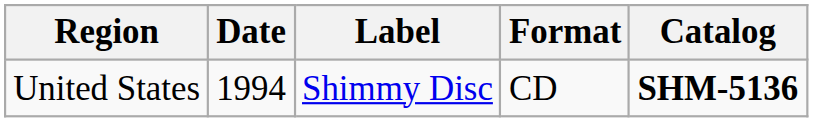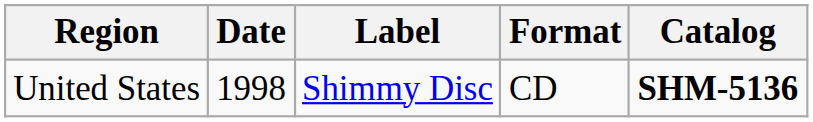(251, 87) 1994 -> (251, 87) 1998
